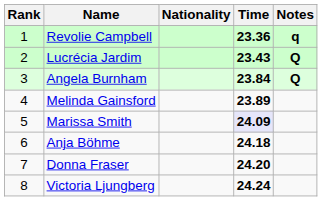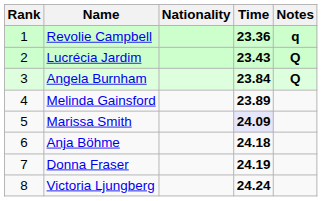(254, 164) 24.20 -> (254, 164) 24.19
